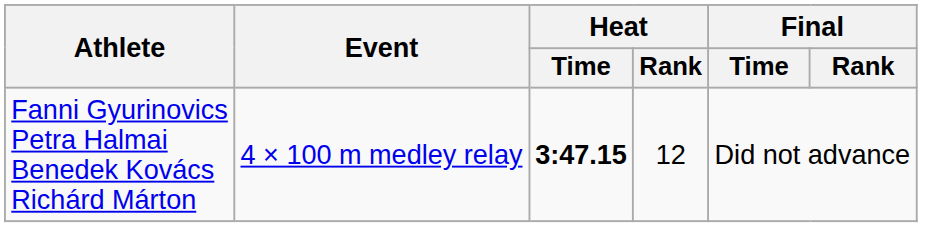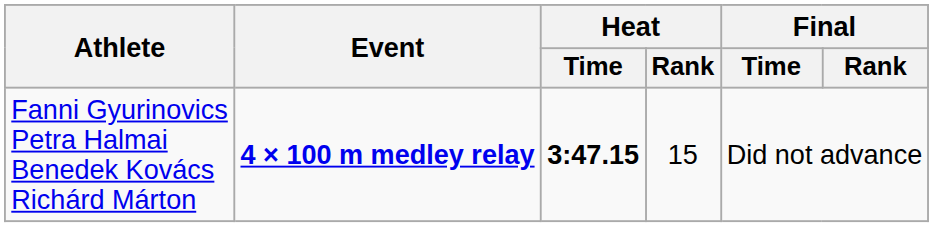(381, 155) normal -> (388, 155) bold
(671, 155) 12 -> (683, 155) 15
